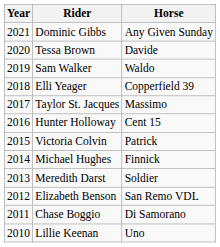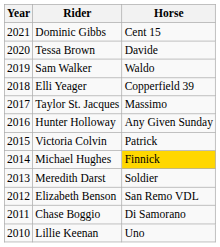(169, 31) Any Given Sunday -> (143, 31) Cent 15
(143, 123) Cent 15 -> (169, 123) Any Given Sunday
(142, 159) no background -> (142, 159) gold background
